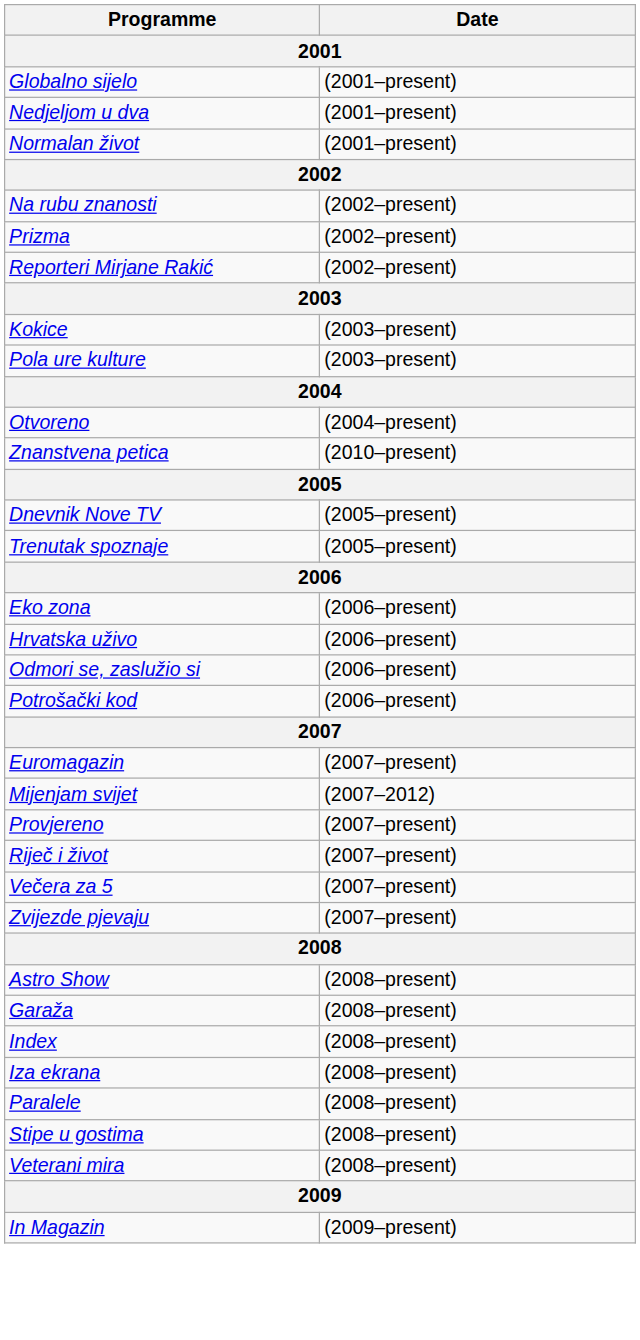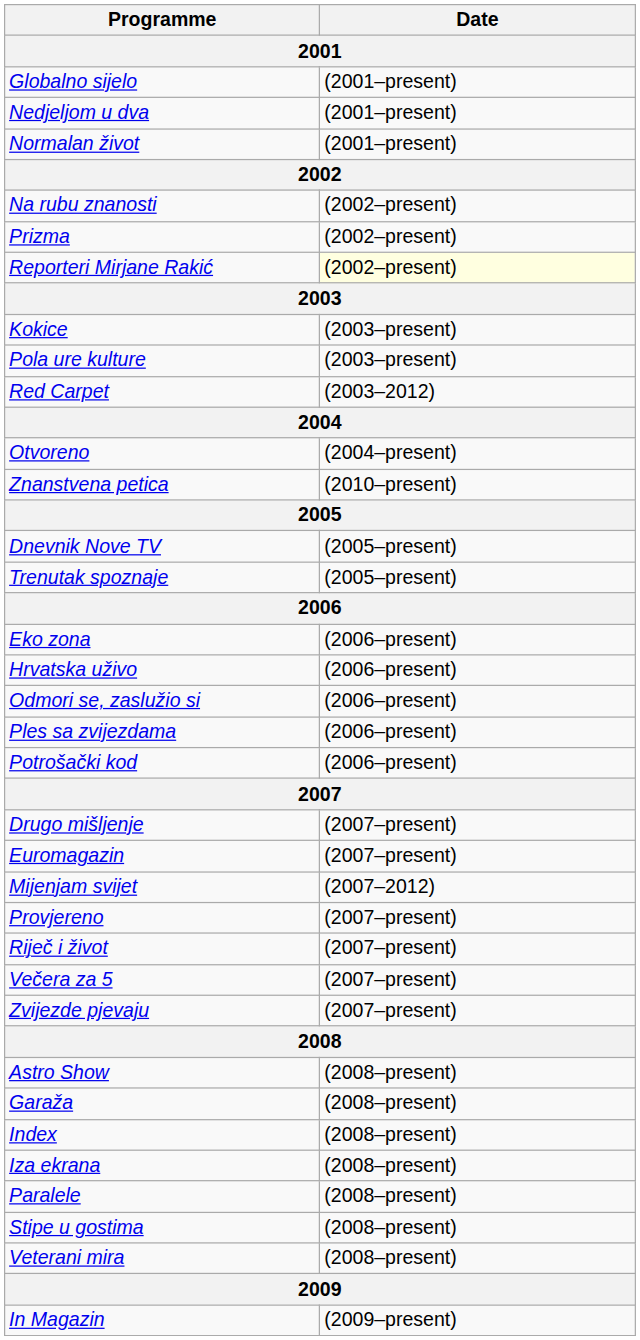(391, 267) no background -> (391, 267) lightyellow background
+ row: (59, 391)
+ row: (93, 732)
+ row: (76, 824)
